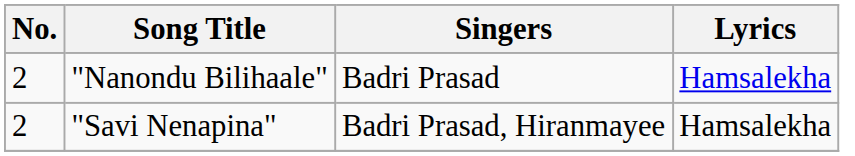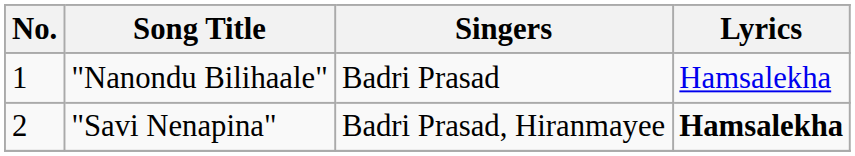(20, 77) 2 -> (20, 77) 1
(755, 126) normal -> (761, 126) bold
